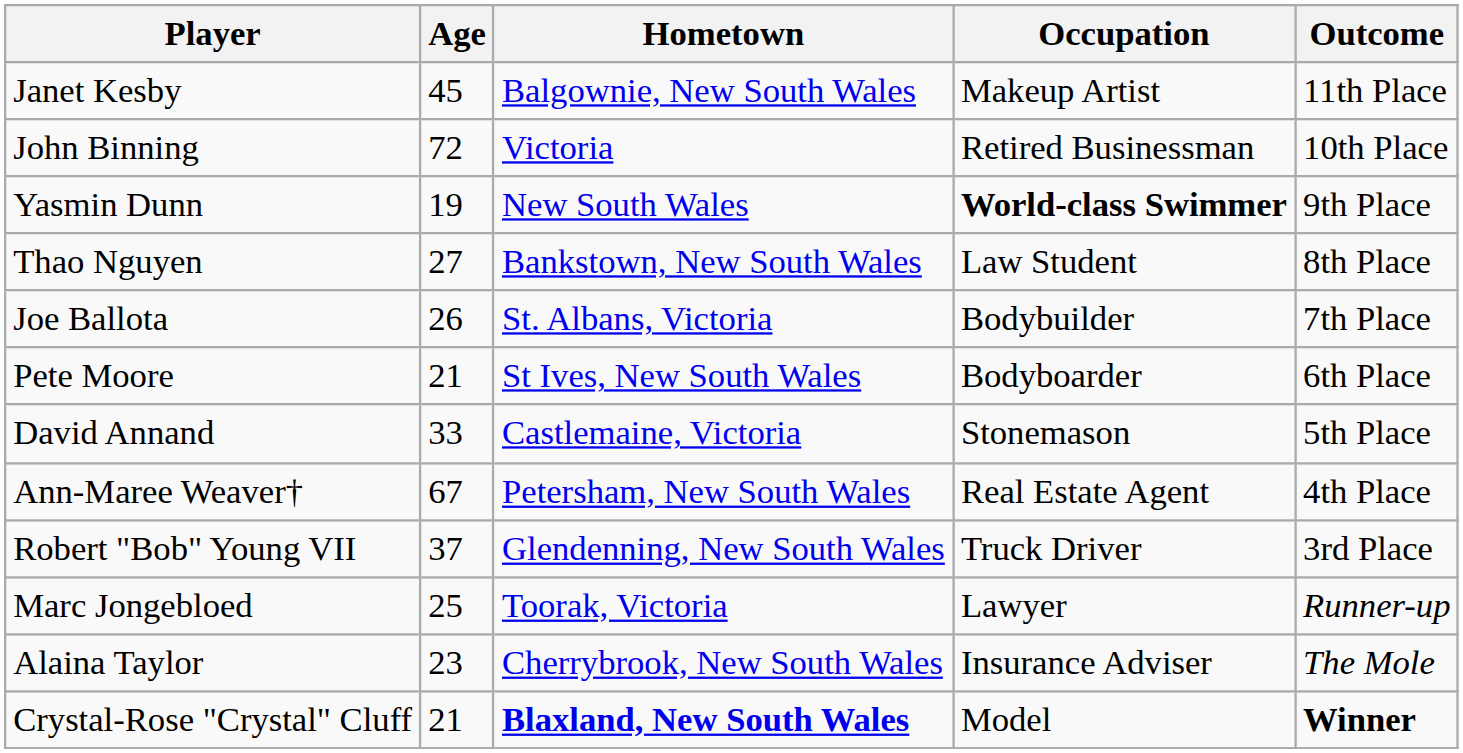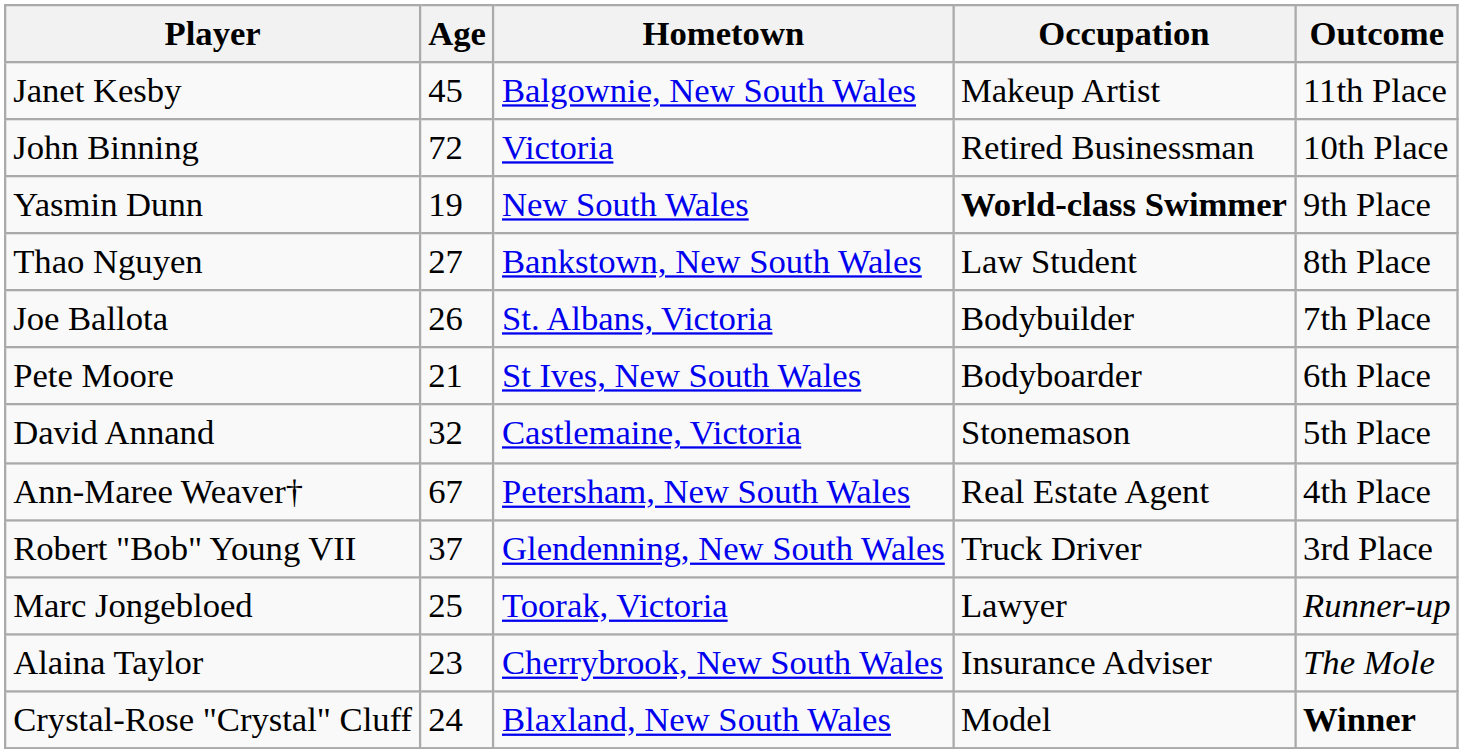(446, 433) 33 -> (446, 433) 32
(446, 718) 21 -> (446, 718) 24
(706, 718) bold -> (696, 718) normal
